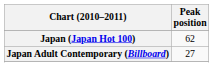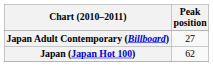rows swapped: (88, 38) <-> (88, 54)
